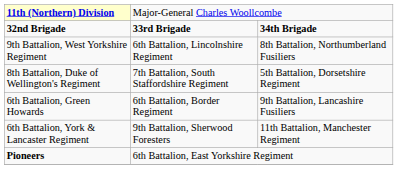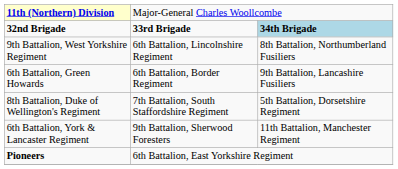(288, 28) no background -> (288, 28) lightblue background
rows swapped: (48, 106) <-> (53, 78)
